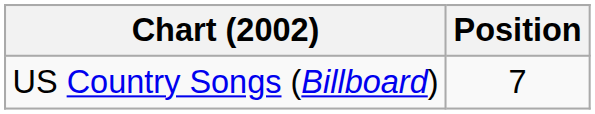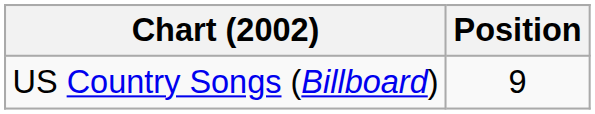(518, 81) 7 -> (518, 81) 9
